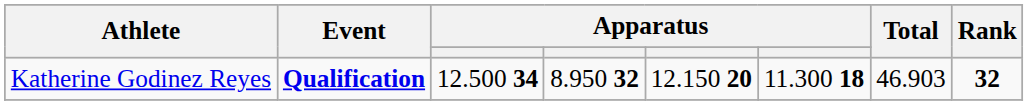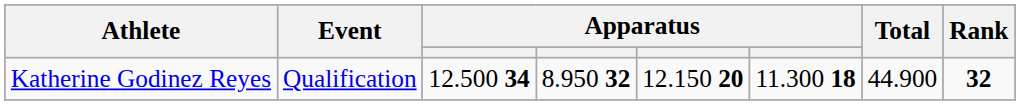(354, 78) bold -> (350, 78) normal
(911, 78) 46.903 -> (902, 78) 44.900
